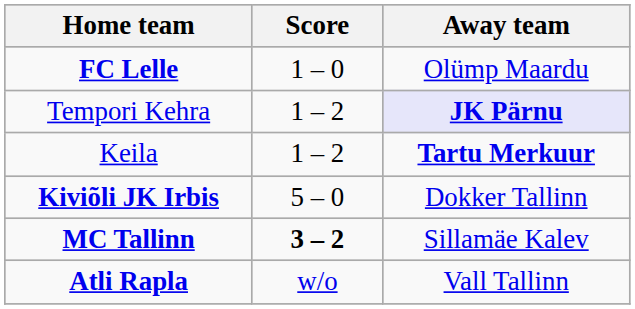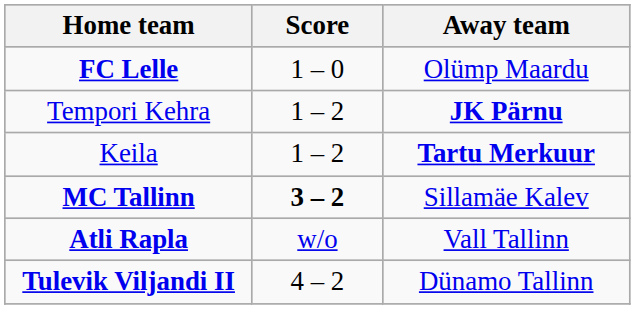(506, 111) lavender background -> (506, 111) no background
- row: (129, 196)
+ row: (129, 281)
